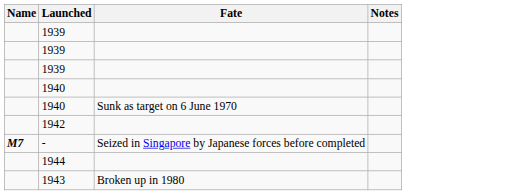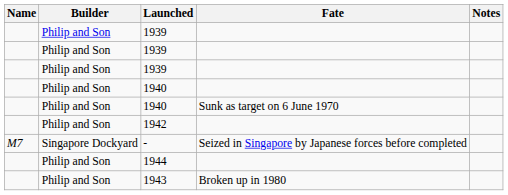+ column: (90, 13)
(15, 143) bold -> (15, 143) normal
